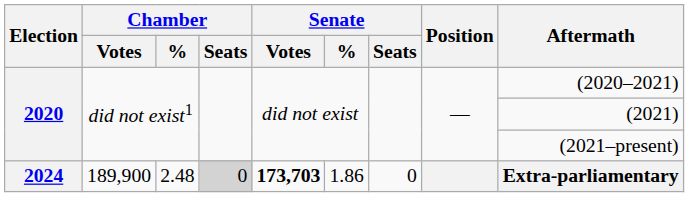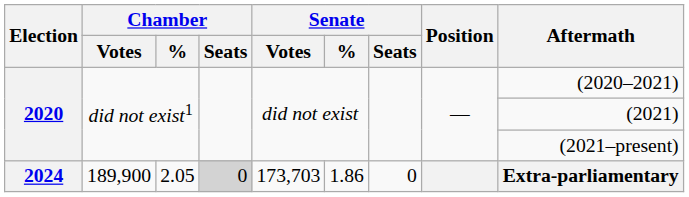(177, 176) 2.48 -> (177, 176) 2.05
(288, 176) bold -> (288, 176) normal
